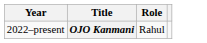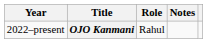+ column: (182, 13)
